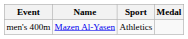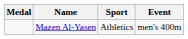columns swapped: (169, 12) <-> (28, 12)
